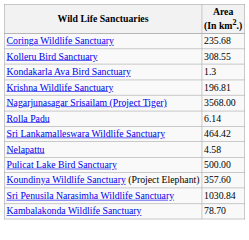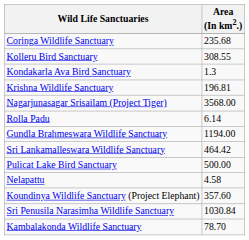+ row: (87, 134)
rows swapped: (26, 149) <-> (62, 165)
